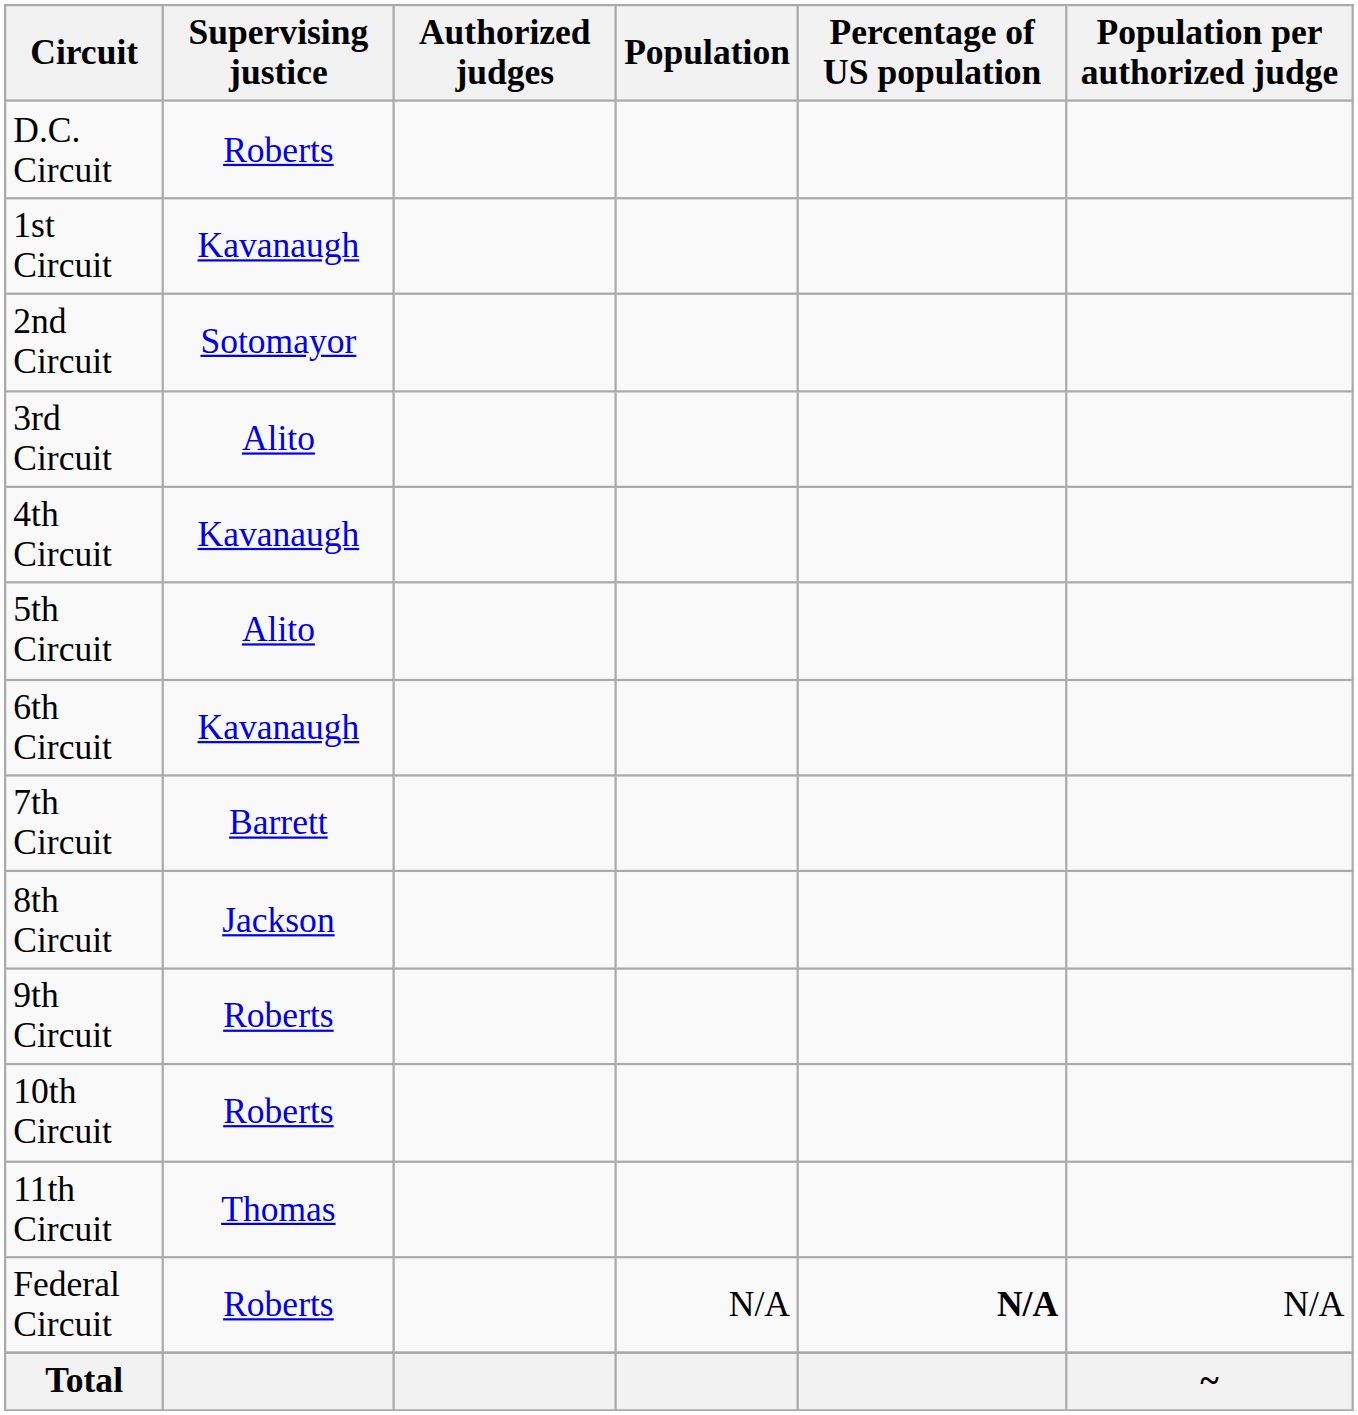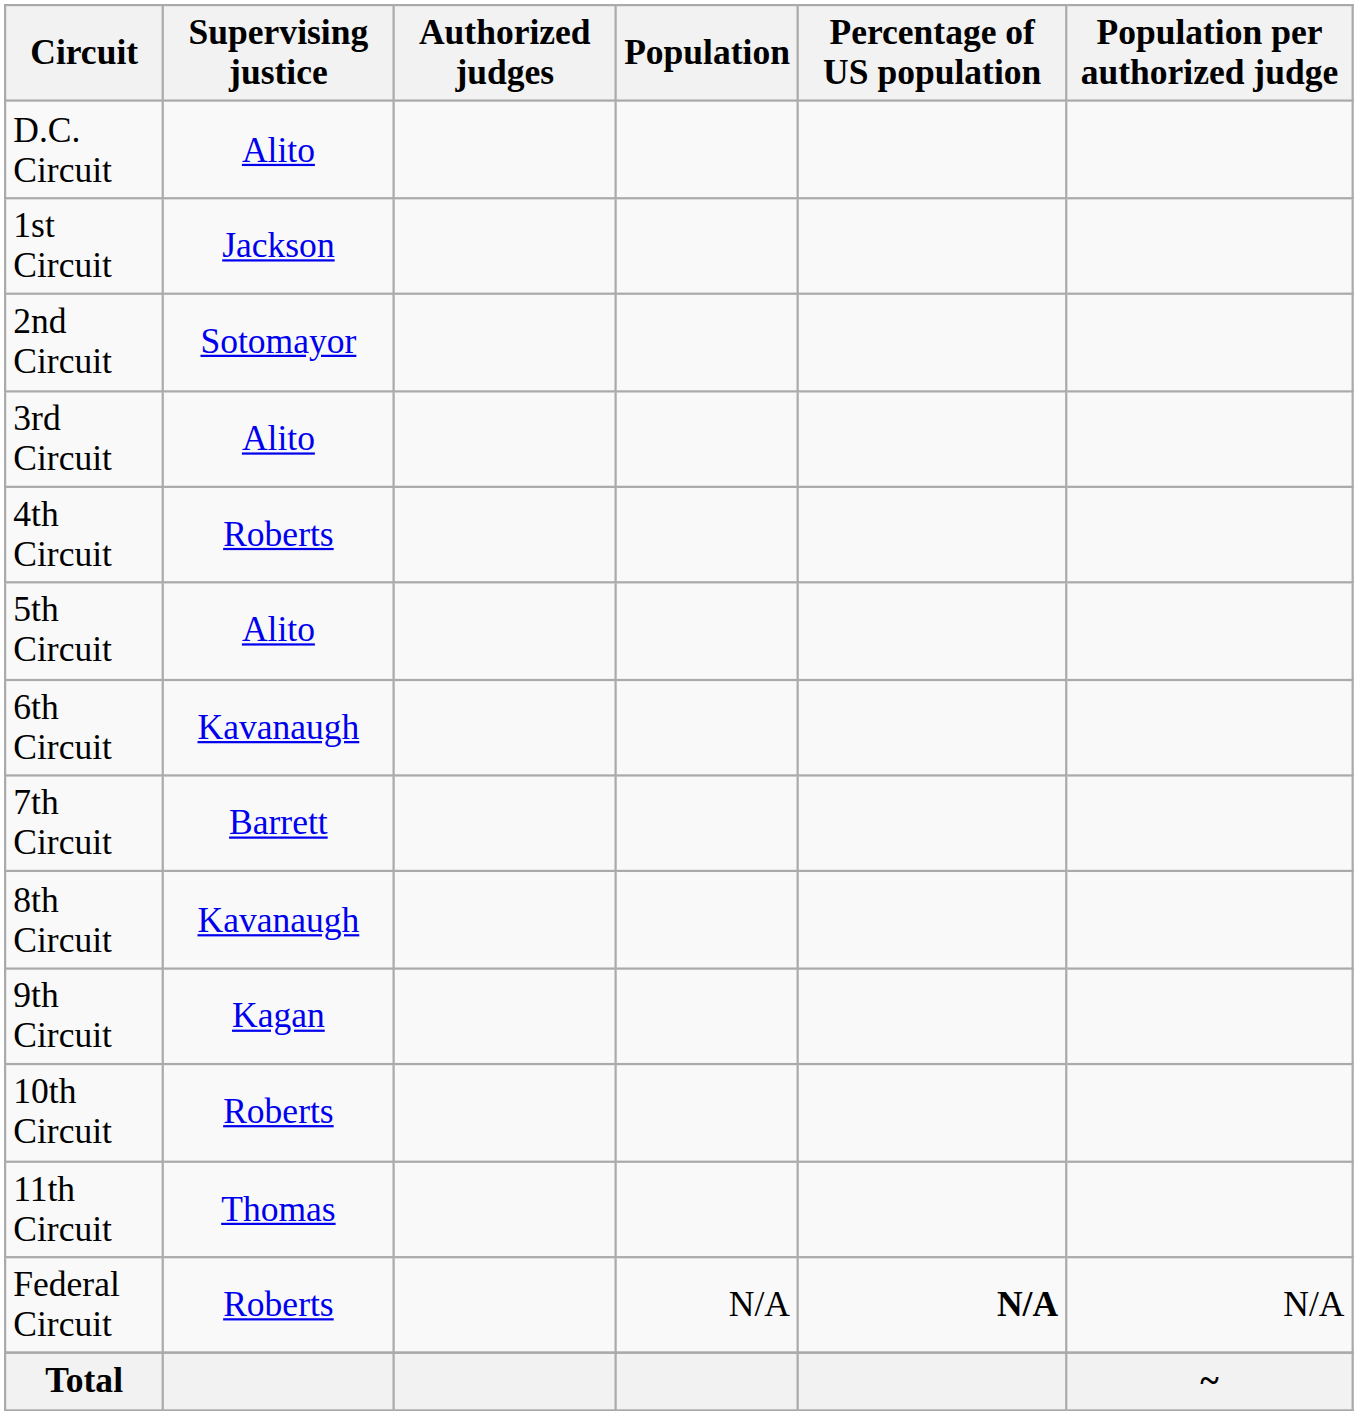(278, 148) Roberts -> (278, 148) Alito
(278, 245) Kavanaugh -> (278, 245) Jackson
(278, 534) Kavanaugh -> (278, 534) Roberts
(278, 919) Jackson -> (278, 919) Kavanaugh
(278, 1015) Roberts -> (278, 1015) Kagan
